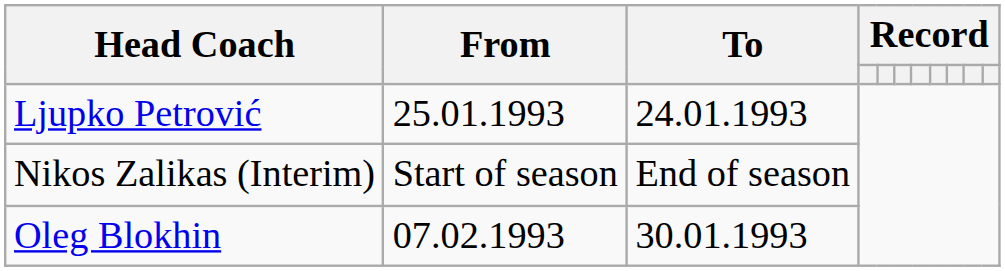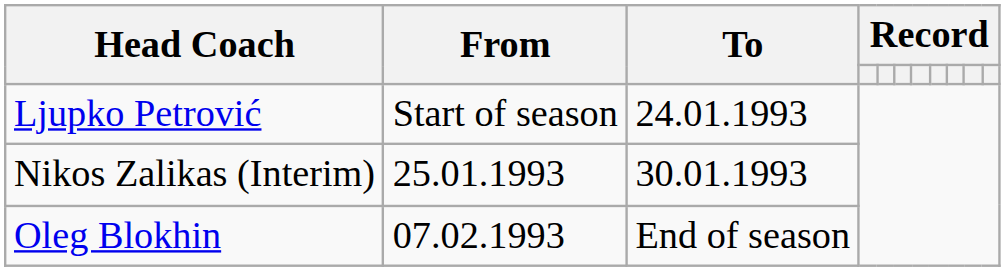(479, 113) 25.01.1993 -> (505, 113) Start of season
(505, 173) Start of season -> (479, 173) 25.01.1993
(743, 173) End of season -> (722, 173) 30.01.1993
(722, 234) 30.01.1993 -> (743, 234) End of season
